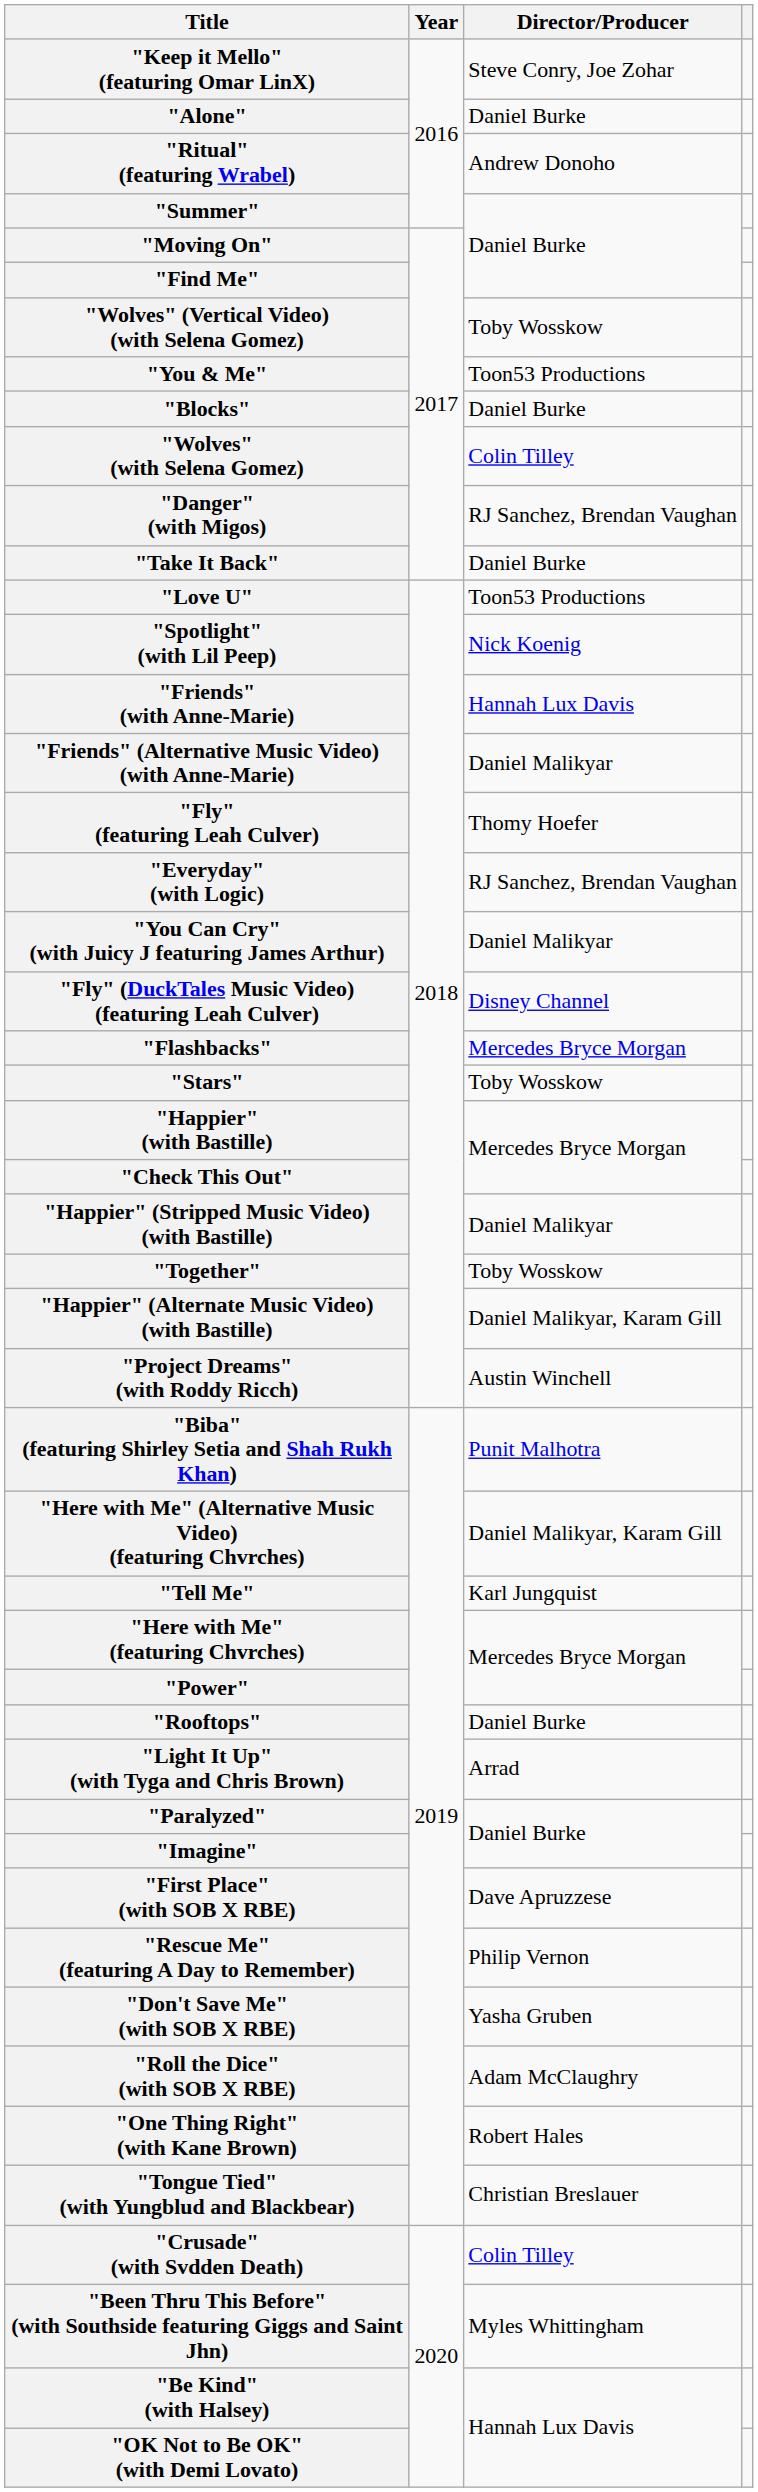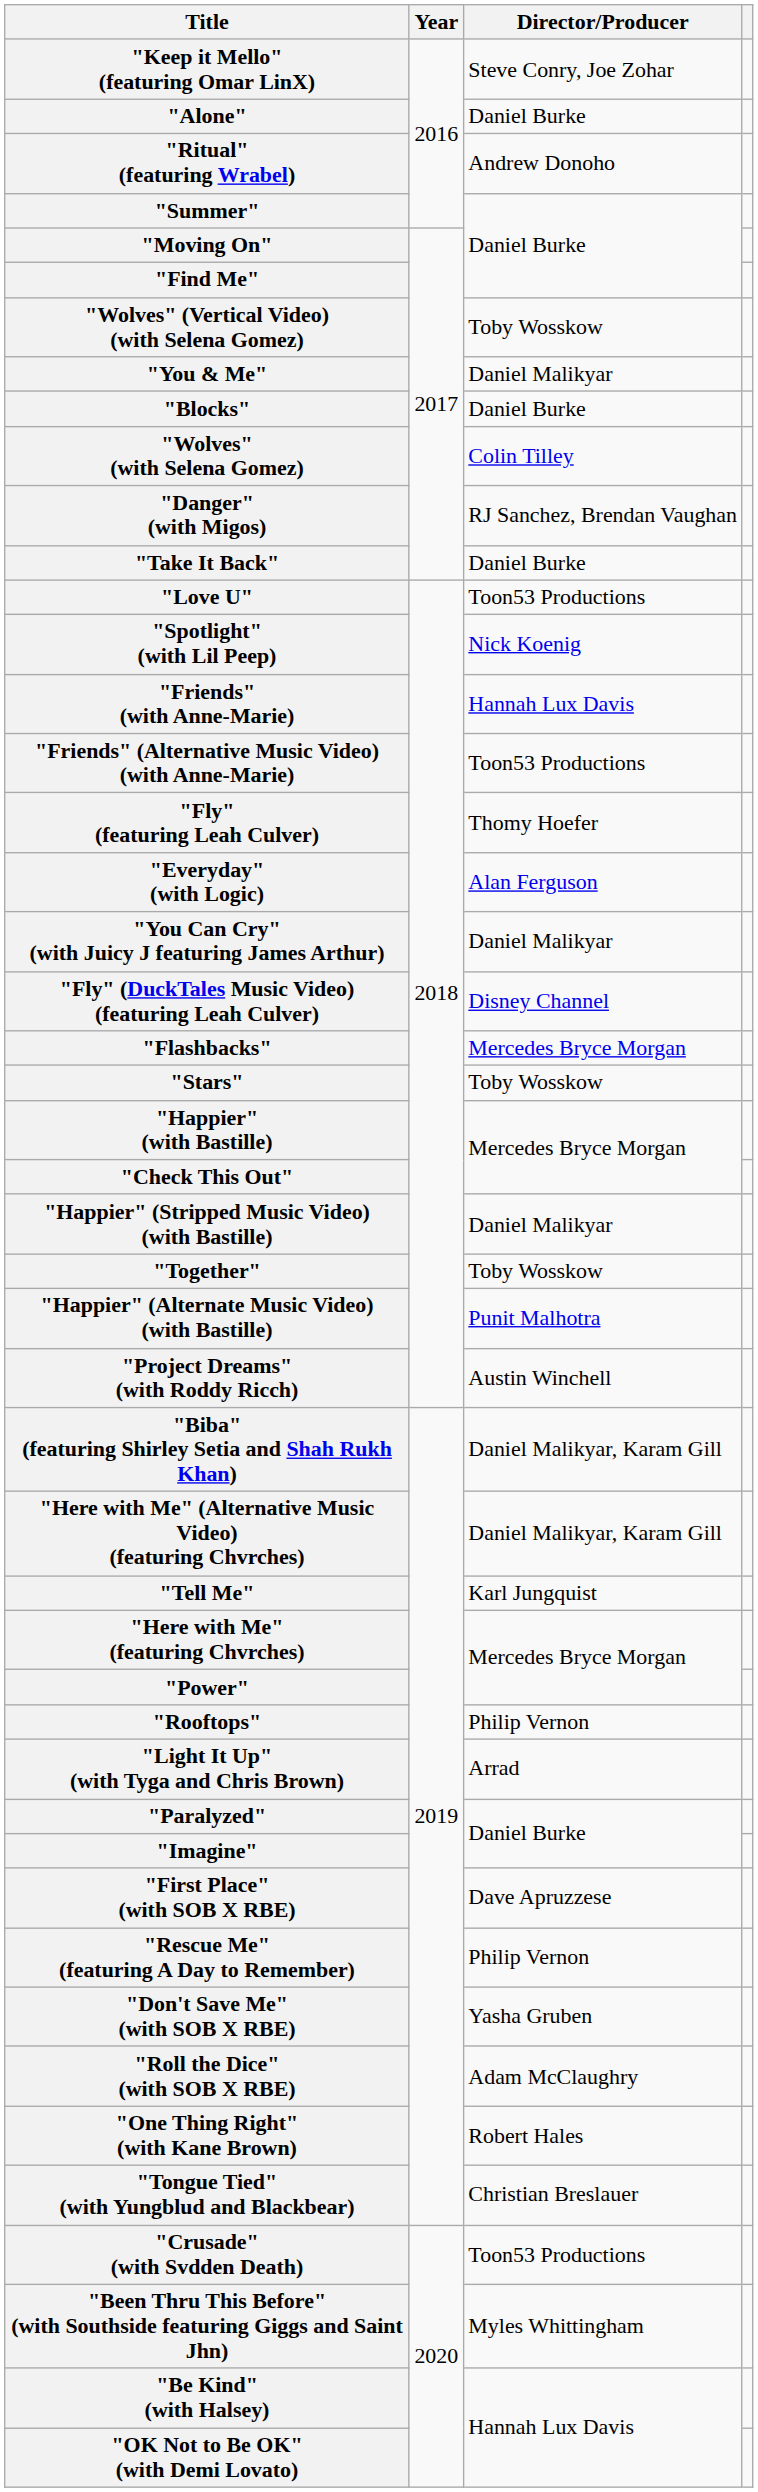(557, 373) Toon53 Productions -> (540, 373) Daniel Malikyar
(540, 763) Daniel Malikyar -> (557, 763) Toon53 Productions
(603, 881) RJ Sanchez, Brendan Vaughan -> (533, 881) Alan Ferguson
(595, 1318) Daniel Malikyar, Karam Gill -> (534, 1318) Punit Malhotra
(534, 1449) Punit Malhotra -> (595, 1449) Daniel Malikyar, Karam Gill
(527, 1721) Daniel Burke -> (529, 1721) Philip Vernon
(521, 2254) Colin Tilley -> (557, 2254) Toon53 Productions
